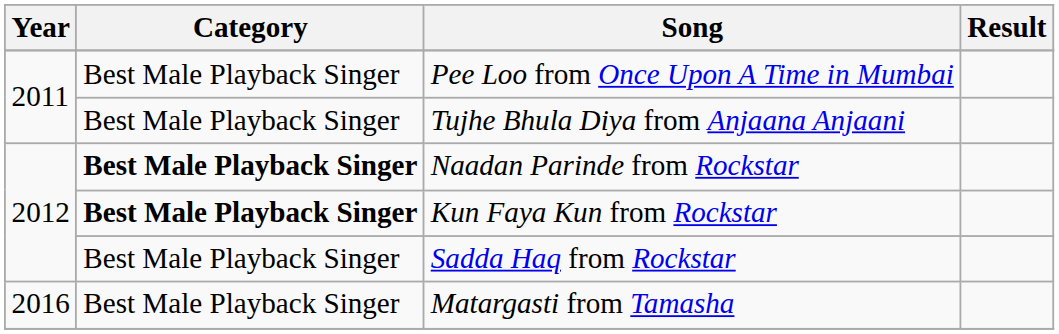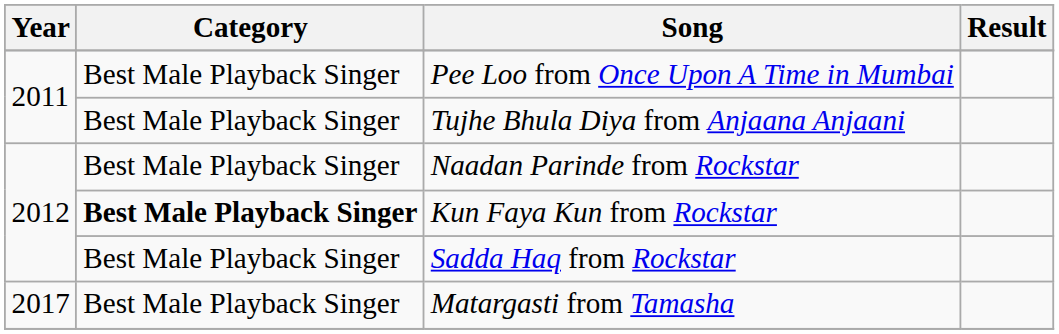(250, 166) bold -> (241, 166) normal
(41, 304) 2016 -> (41, 304) 2017
